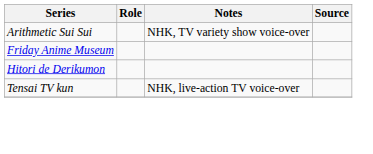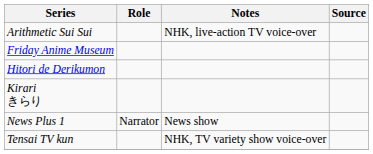(228, 32) NHK, TV variety show voice-over -> (240, 32) NHK, live-action TV voice-over
+ row: (25, 94)
+ row: (36, 121)
(223, 87) NHK, live-action TV voice-over -> (245, 140) NHK, TV variety show voice-over
